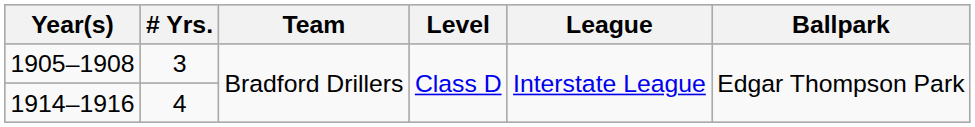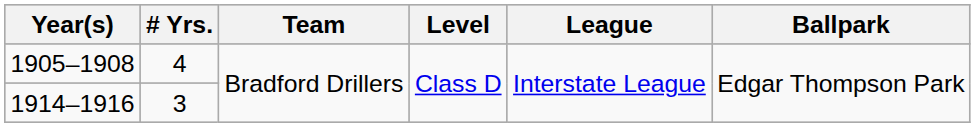(180, 64) 3 -> (180, 64) 4
(180, 103) 4 -> (180, 103) 3
